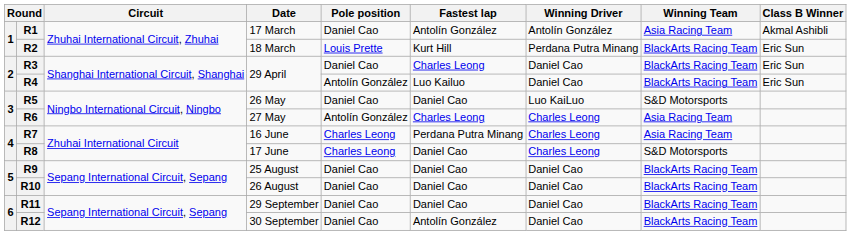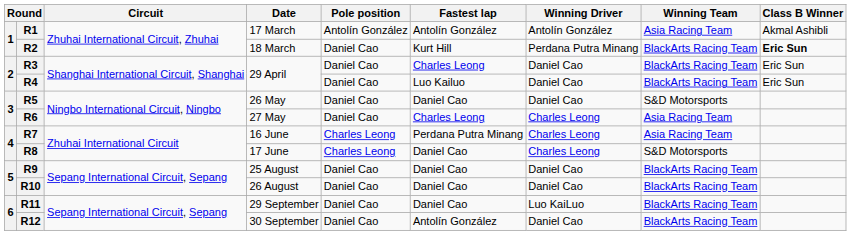(351, 30) Daniel Cao -> (366, 30) Antolín González
(353, 47) Louis Prette -> (351, 47) Daniel Cao
(783, 47) normal -> (785, 47) bold
(366, 82) Antolín González -> (351, 82) Daniel Cao
(556, 100) Luo KaiLuo -> (556, 100) Daniel Cao
(366, 117) Antolín González -> (351, 117) Daniel Cao
(556, 204) Daniel Cao -> (556, 204) Luo KaiLuo
